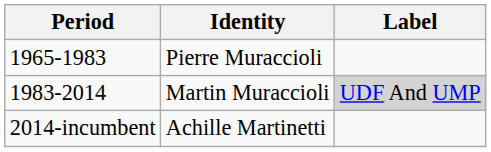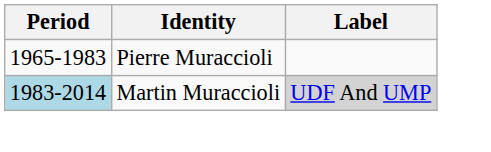(58, 92) no background -> (58, 92) lightblue background
- row: (246, 127)
